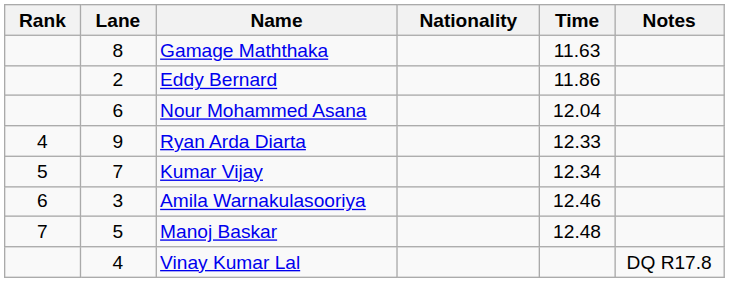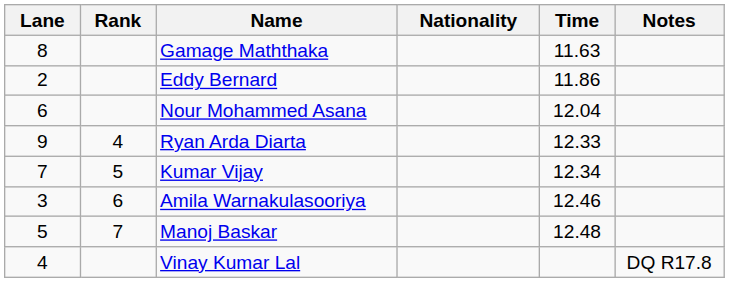columns swapped: (42, 20) <-> (118, 20)
